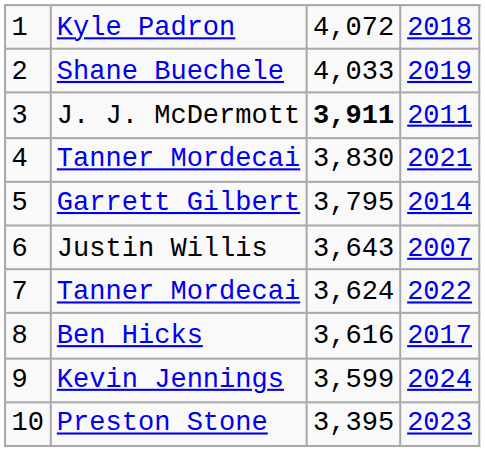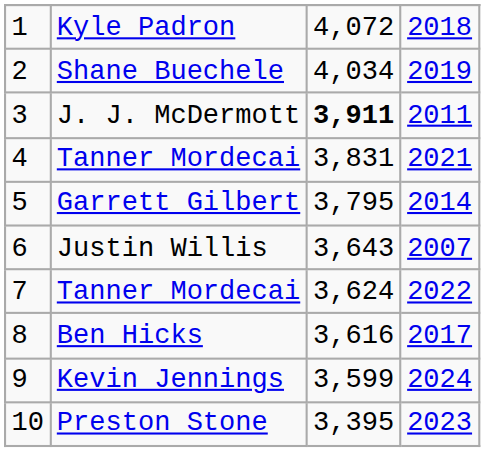(354, 71) 4,033 -> (354, 71) 4,034
(354, 159) 3,830 -> (354, 159) 3,831
